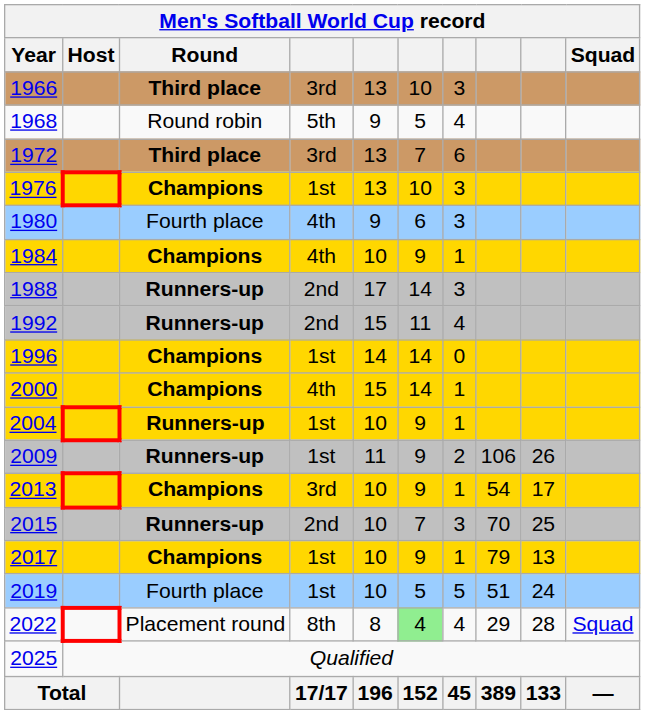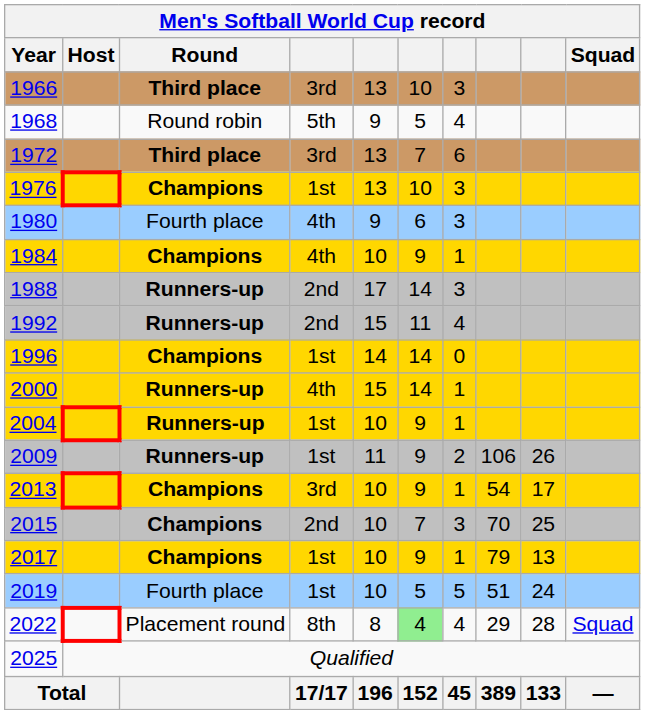(205, 389) Champions -> (205, 389) Runners-up
(205, 523) Runners-up -> (205, 523) Champions
